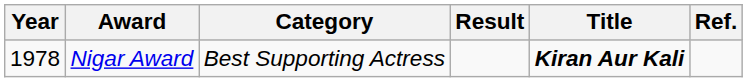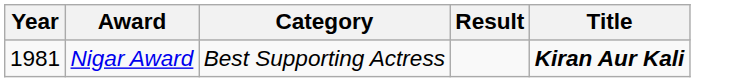- column: (716, 22)
(35, 58) 1978 -> (35, 58) 1981
